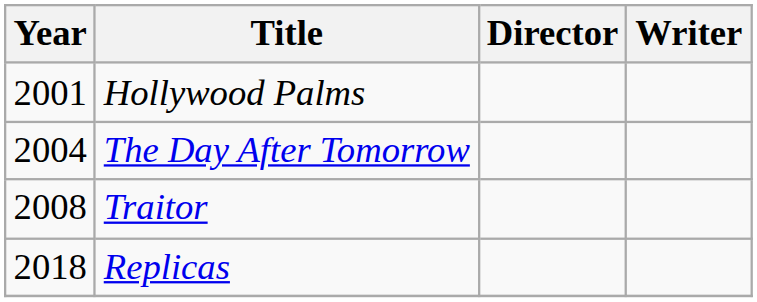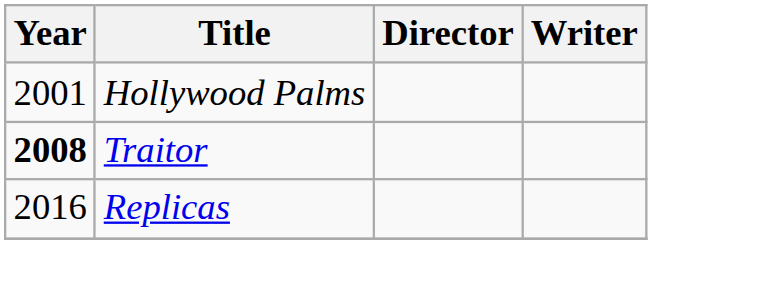- row: (287, 149)
(50, 207) normal -> (50, 149) bold
(50, 265) 2018 -> (50, 207) 2016
